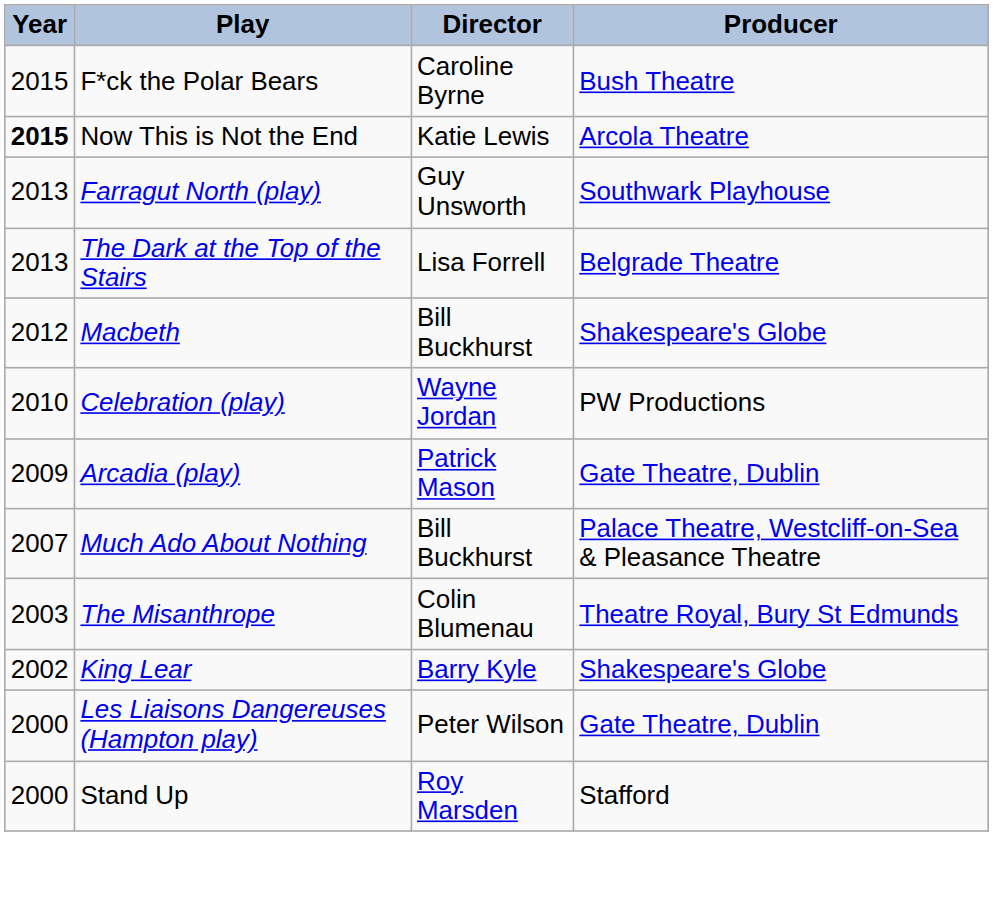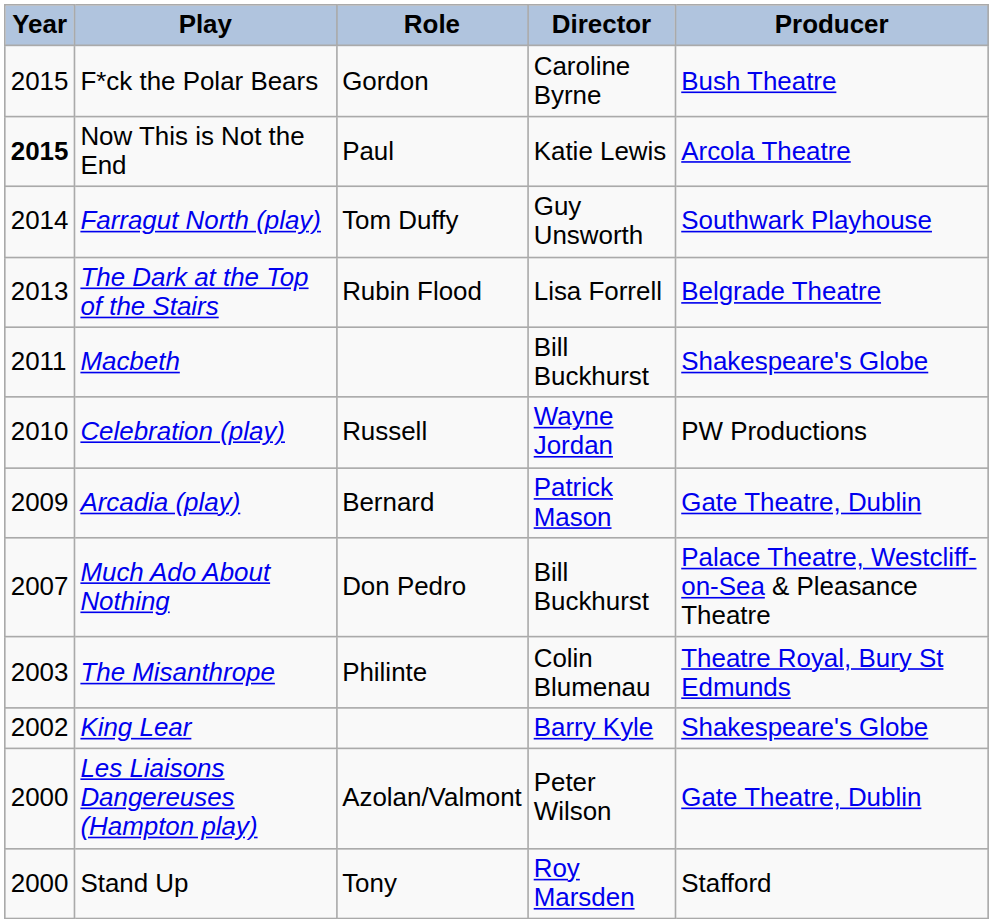+ column: (432, 25)
(40, 192) 2013 -> (40, 221) 2014
(40, 332) 2012 -> (39, 361) 2011
